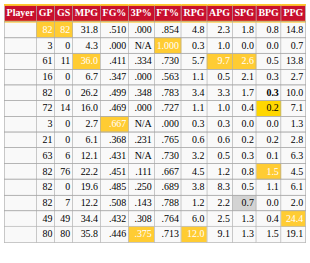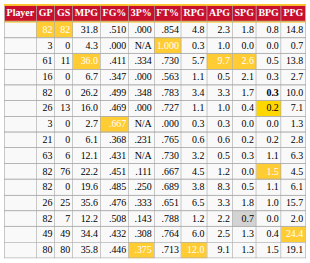(48, 108) 72 -> (48, 108) 26
(65, 108) 14 -> (65, 108) 13
(273, 155) 0.1 -> (273, 155) 1.1
(248, 171) 0.8 -> (248, 171) 0.0
+ row: (89, 203)
